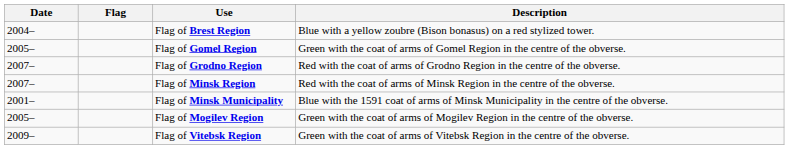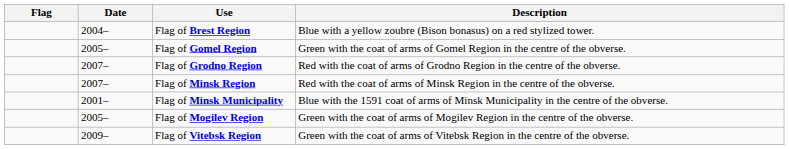columns swapped: (115, 13) <-> (41, 13)
